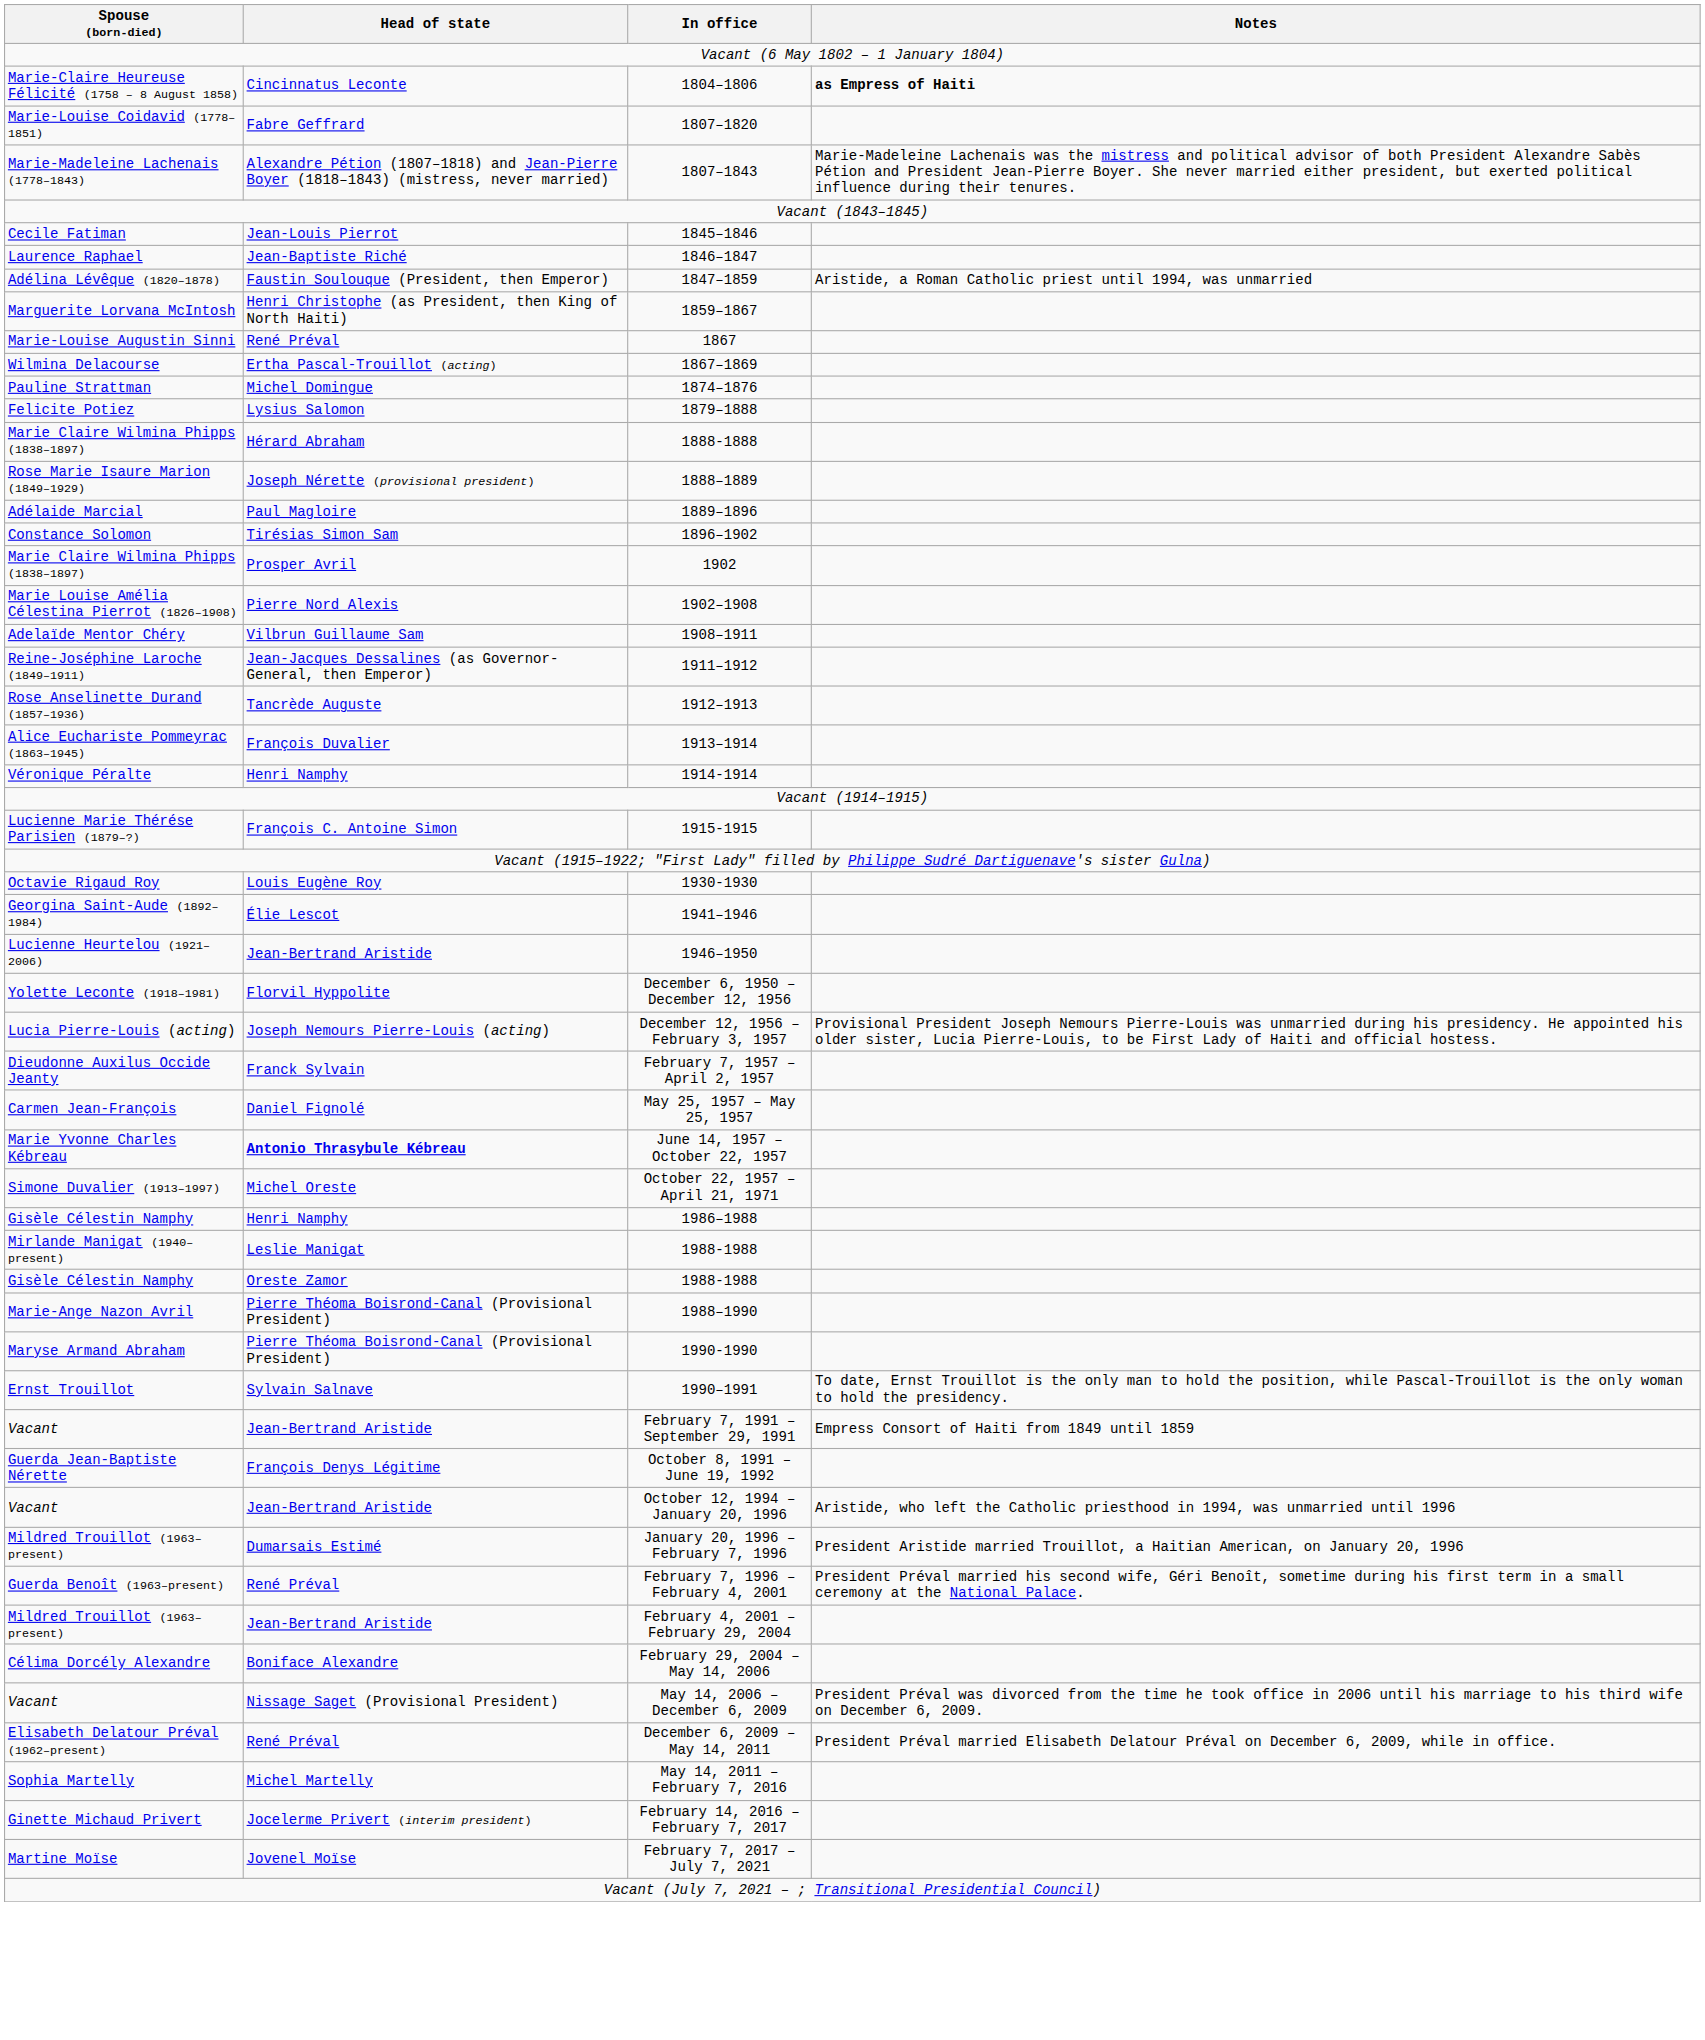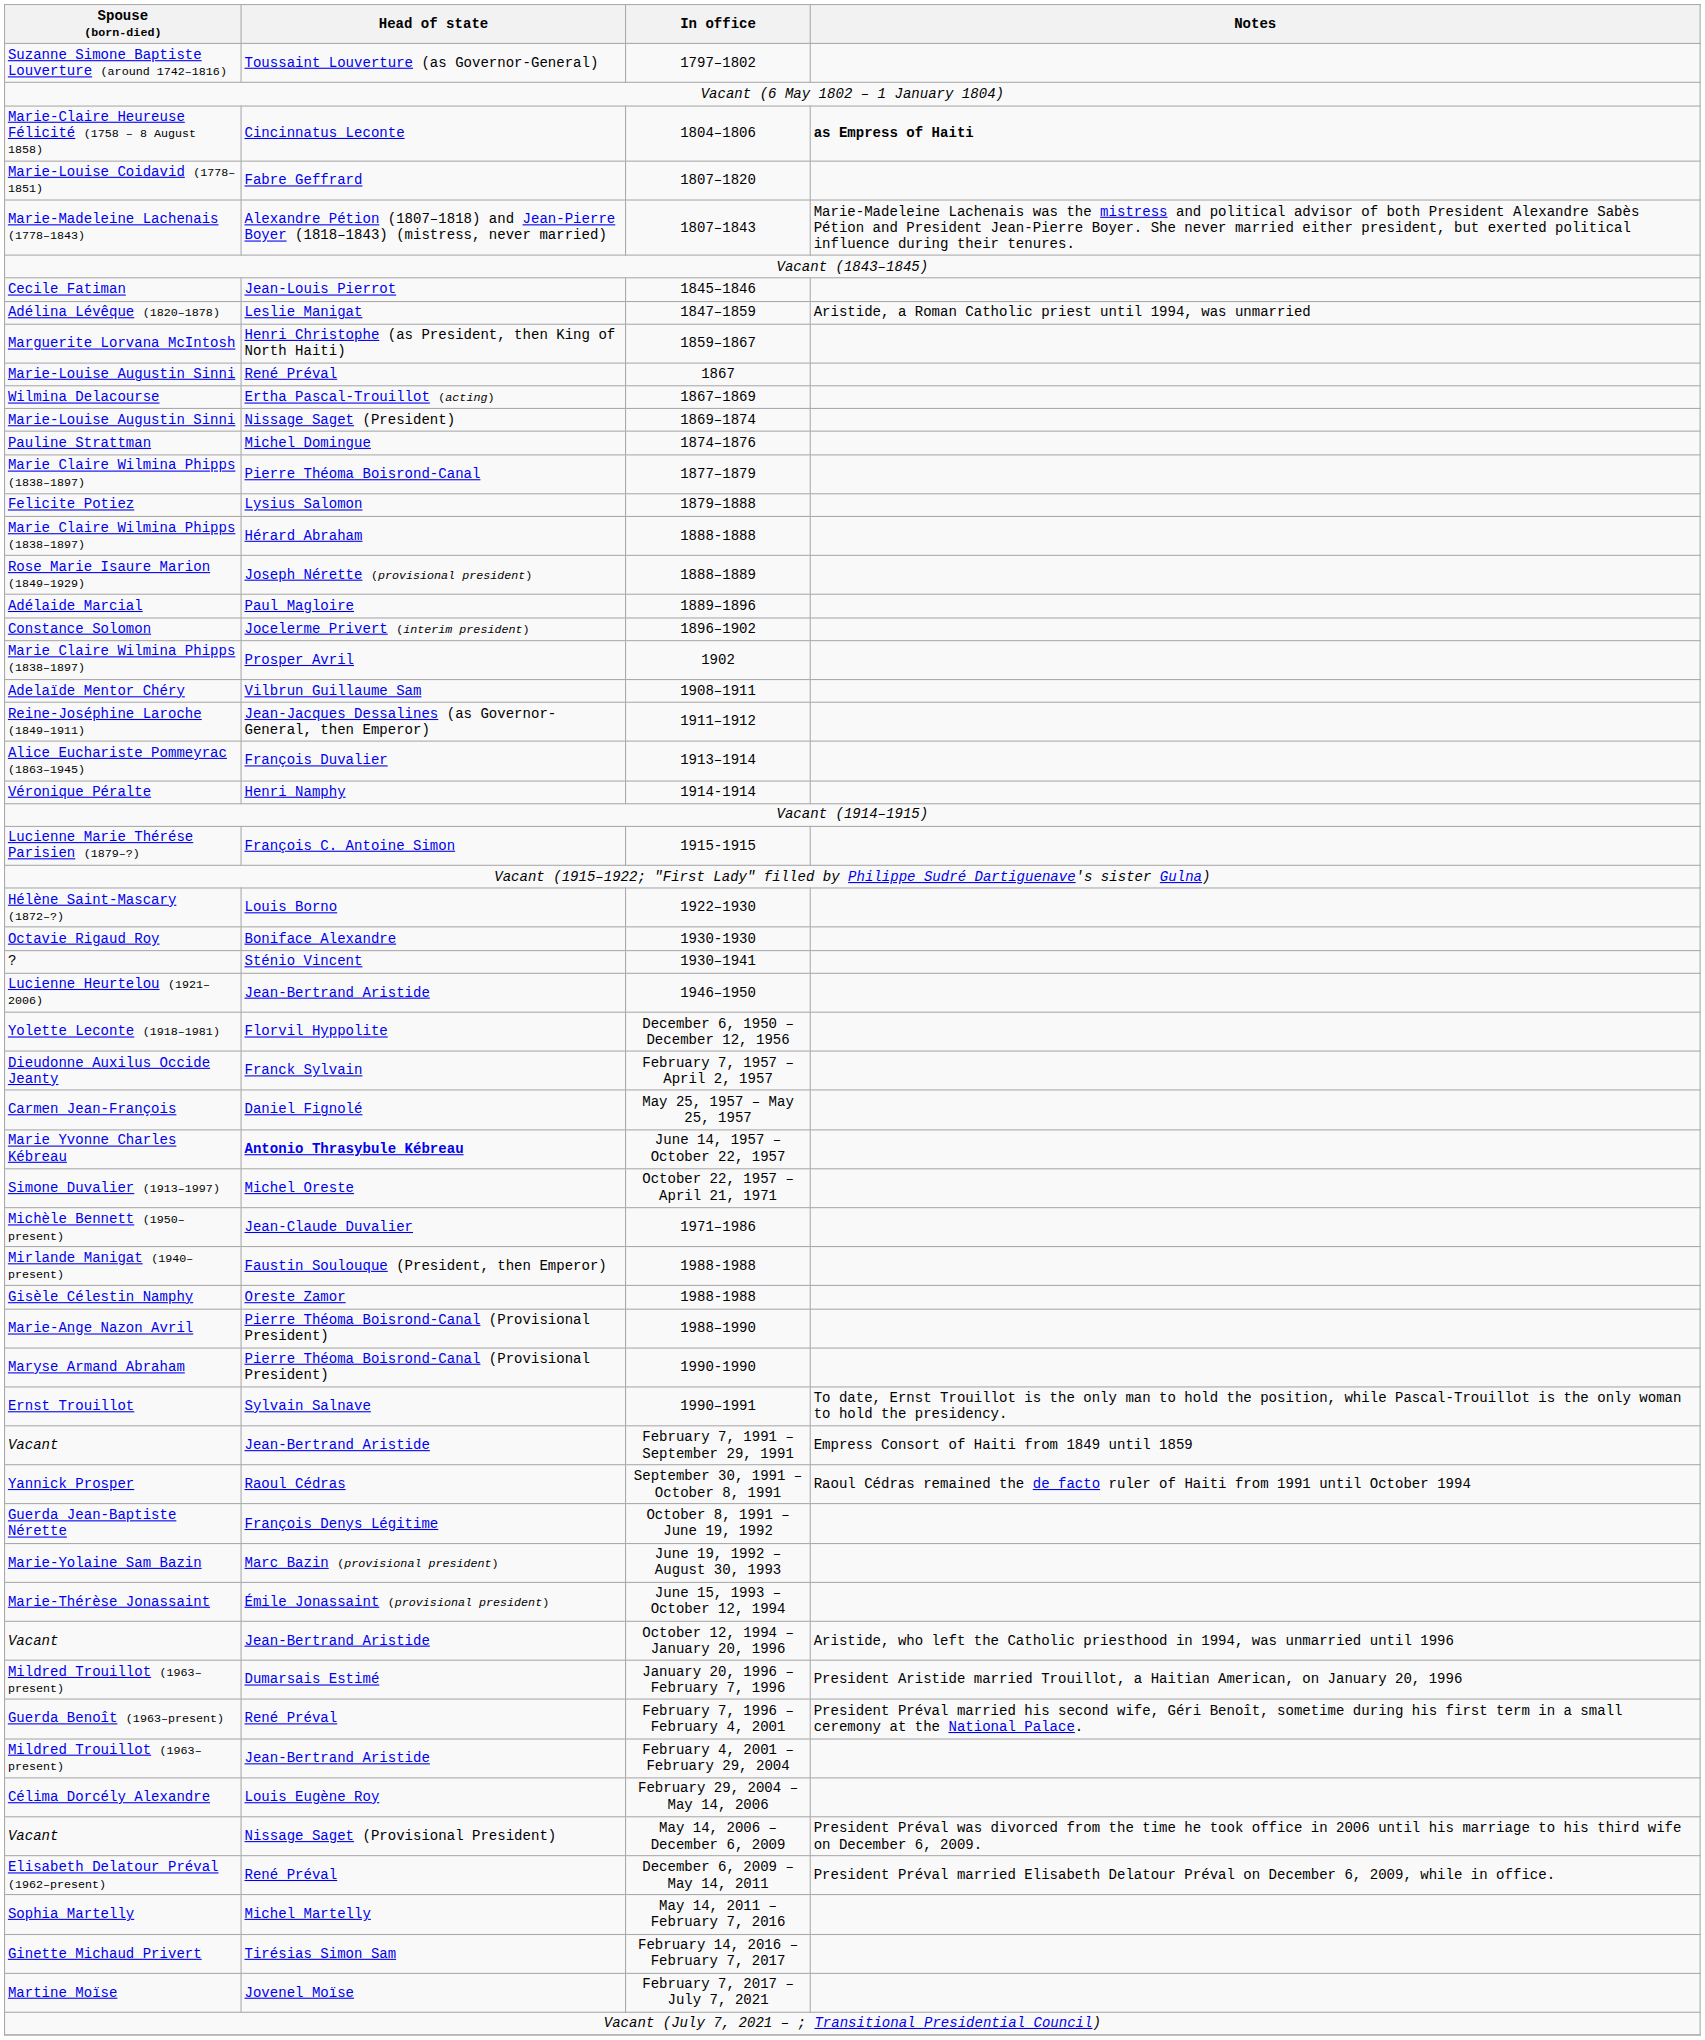+ row: (117, 63)
- row: (75, 257)
(428, 280) Faustin Soulouque (President, then Emperor) -> (303, 312) Leslie Manigat
+ row: (122, 420)
+ row: (122, 473)
(322, 535) Tirésias Simon Sam -> (387, 629) Jocelerme Privert (interim president)
- row: (122, 605)
- row: (105, 705)
+ row: (92, 907)
(314, 883) Louis Eugène Roy -> (320, 939) Boniface Alexandre
+ row: (12, 962)
- row: (113, 914)
- row: (122, 1032)
+ row: (96, 1227)
- row: (101, 1219)
(306, 1250) Leslie Manigat -> (426, 1266) Faustin Soulouque (President, then Emperor)
+ row: (71, 1485)
+ row: (105, 1563)
+ row: (109, 1602)
(322, 1664) Boniface Alexandre -> (312, 1797) Louis Eugène Roy
(389, 1820) Jocelerme Privert (interim president) -> (320, 1954) Tirésias Simon Sam
